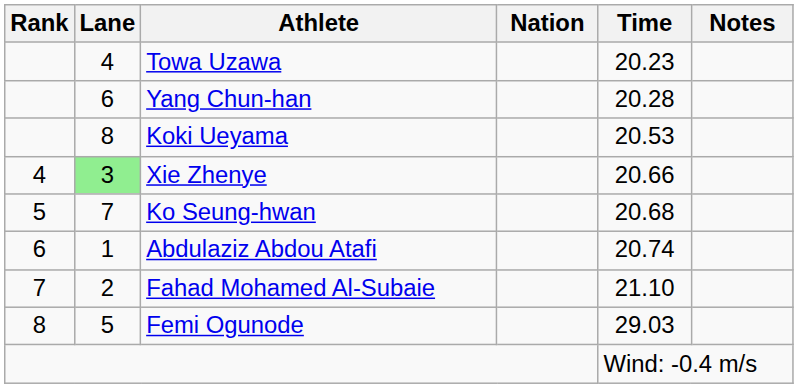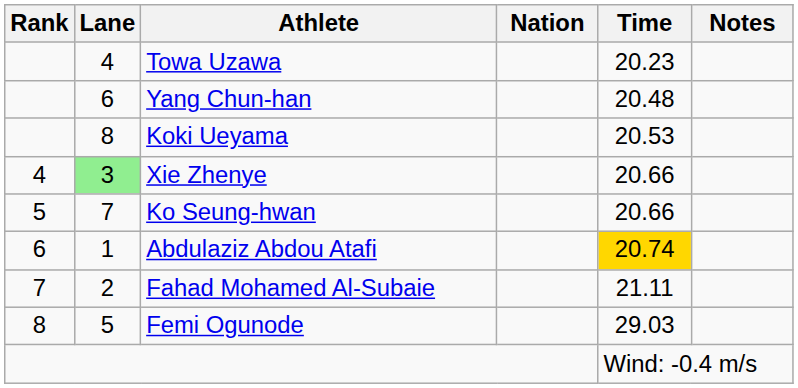(645, 99) 20.28 -> (645, 99) 20.48
(645, 212) 20.68 -> (645, 212) 20.66
(645, 250) no background -> (645, 250) gold background
(645, 288) 21.10 -> (645, 288) 21.11
